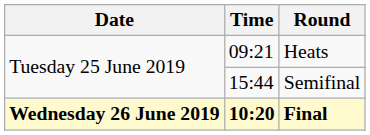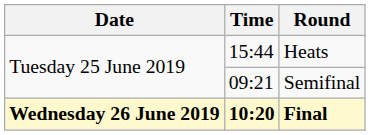(251, 51) 09:21 -> (251, 51) 15:44
(251, 82) 15:44 -> (251, 82) 09:21
